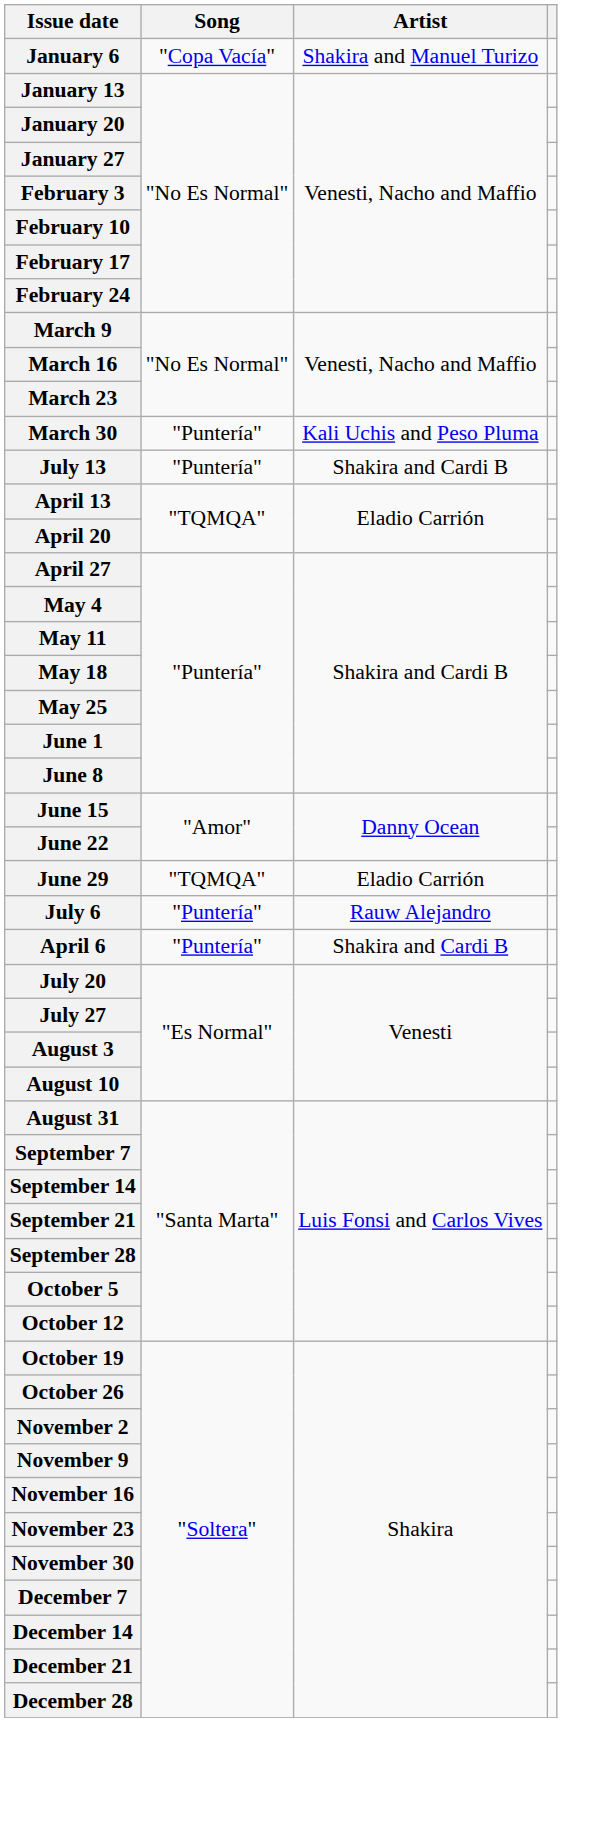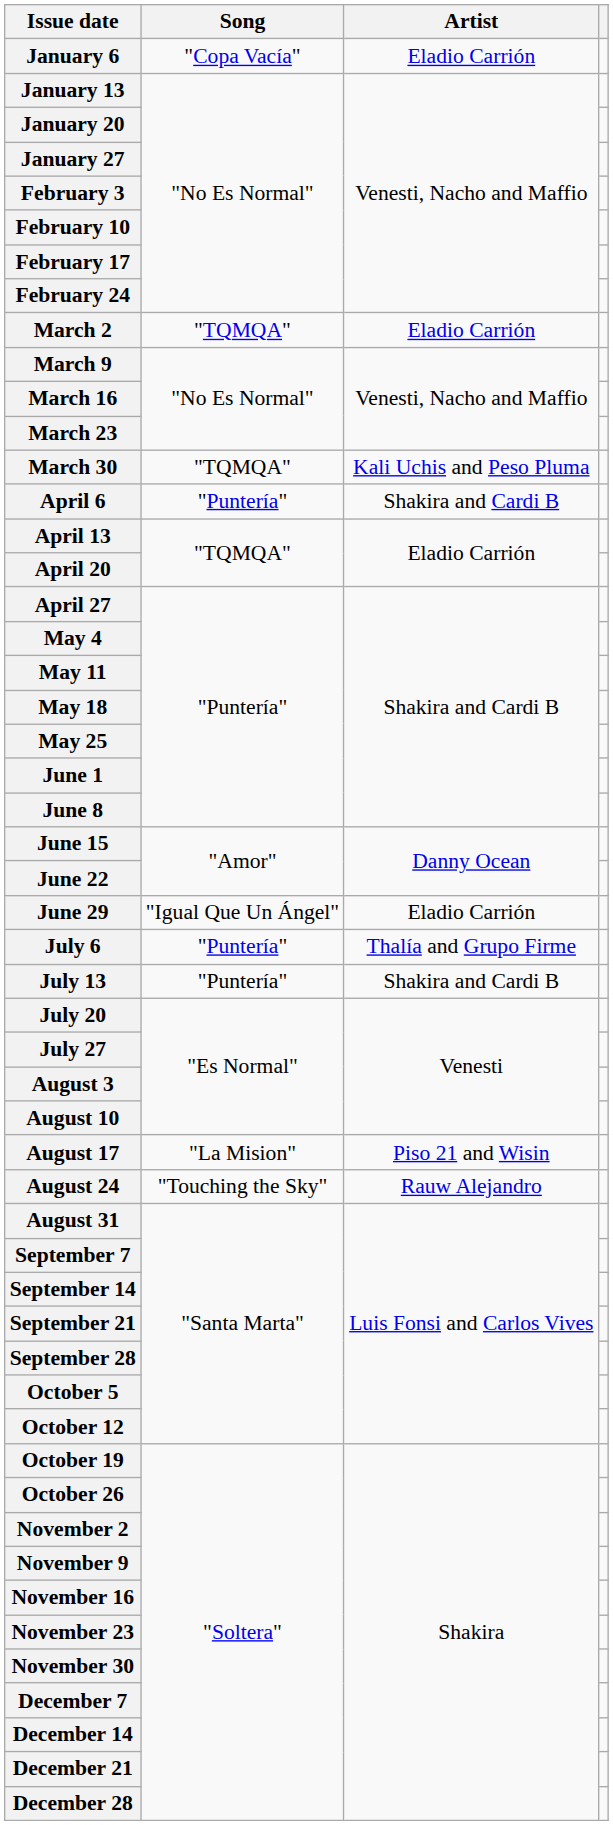(420, 55) Shakira and Manuel Turizo -> (471, 55) Eladio Carrión
+ row: (73, 329)
(217, 432) "Puntería" -> (242, 466) "TQMQA"
rows swapped: (73, 946) <-> (73, 466)
(217, 878) "TQMQA" -> (242, 912) "Igual Que Un Ángel"
(420, 912) Rauw Alejandro -> (471, 946) Thalía and Grupo Firme
+ row: (73, 1152)
+ row: (73, 1186)
